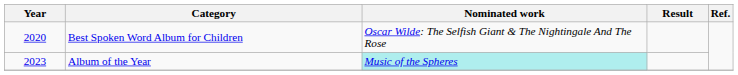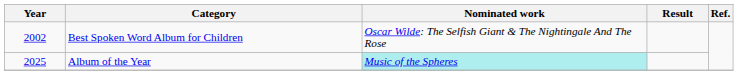(35, 37) 2020 -> (35, 37) 2002
(35, 61) 2023 -> (35, 61) 2025
